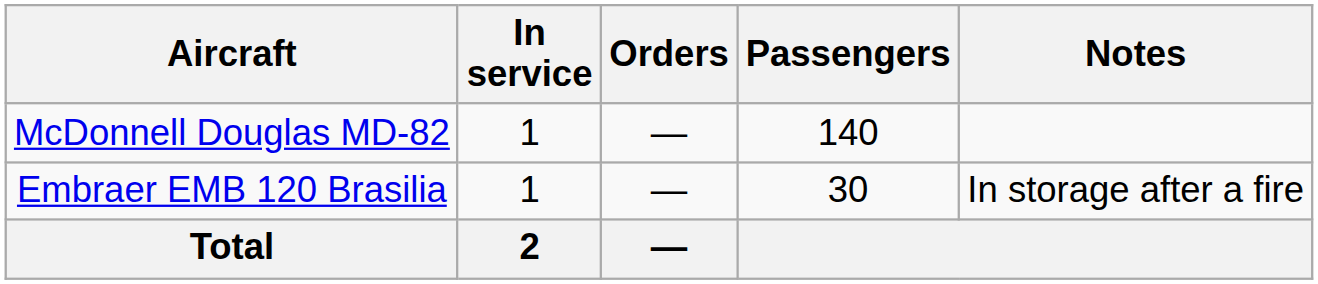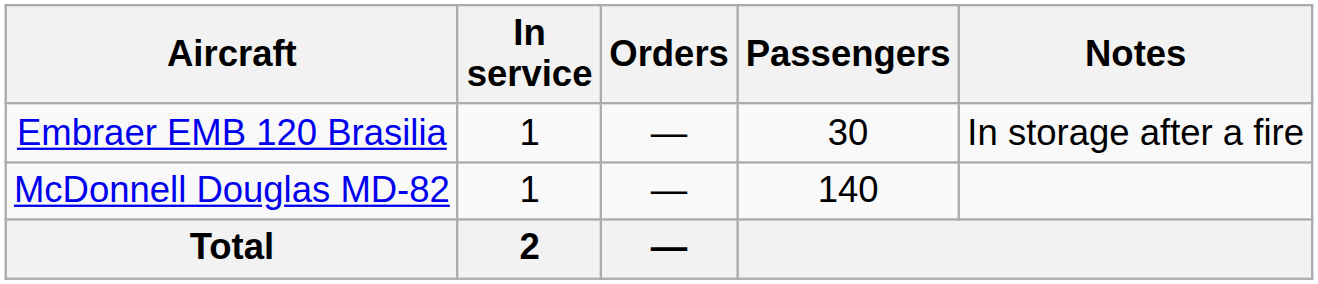rows swapped: (232, 190) <-> (232, 132)
